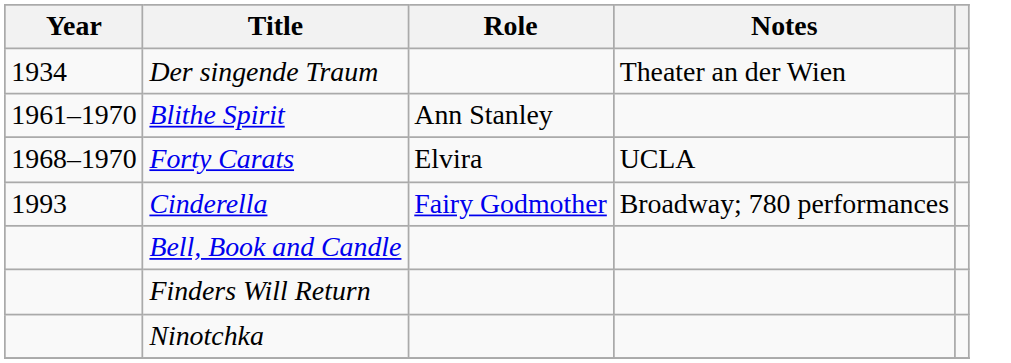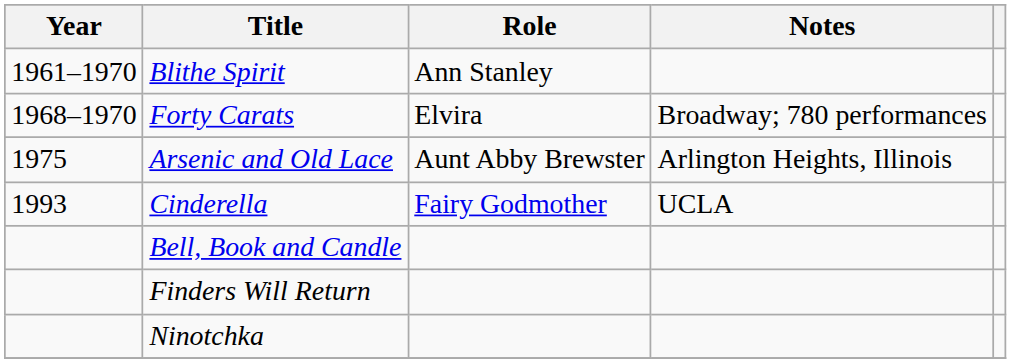- row: (264, 70)
(658, 159) UCLA -> (822, 114) Broadway; 780 performances
+ row: (271, 159)
(784, 203) Broadway; 780 performances -> (695, 203) UCLA
